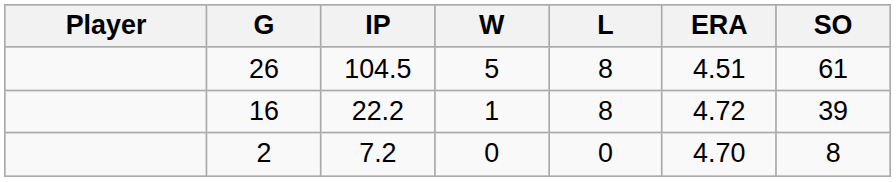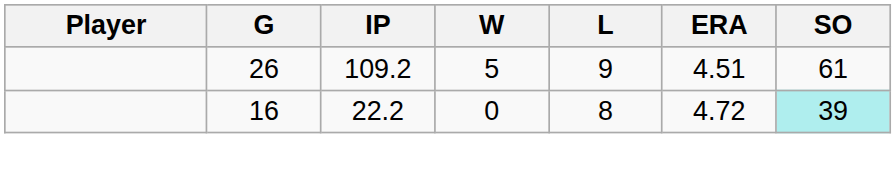(378, 68) 104.5 -> (378, 68) 109.2
(605, 68) 8 -> (605, 68) 9
(492, 111) 1 -> (492, 111) 0
(833, 111) no background -> (833, 111) paleturquoise background
- row: (264, 153)
